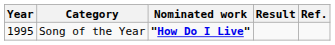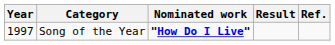(20, 31) 1995 -> (20, 31) 1997
